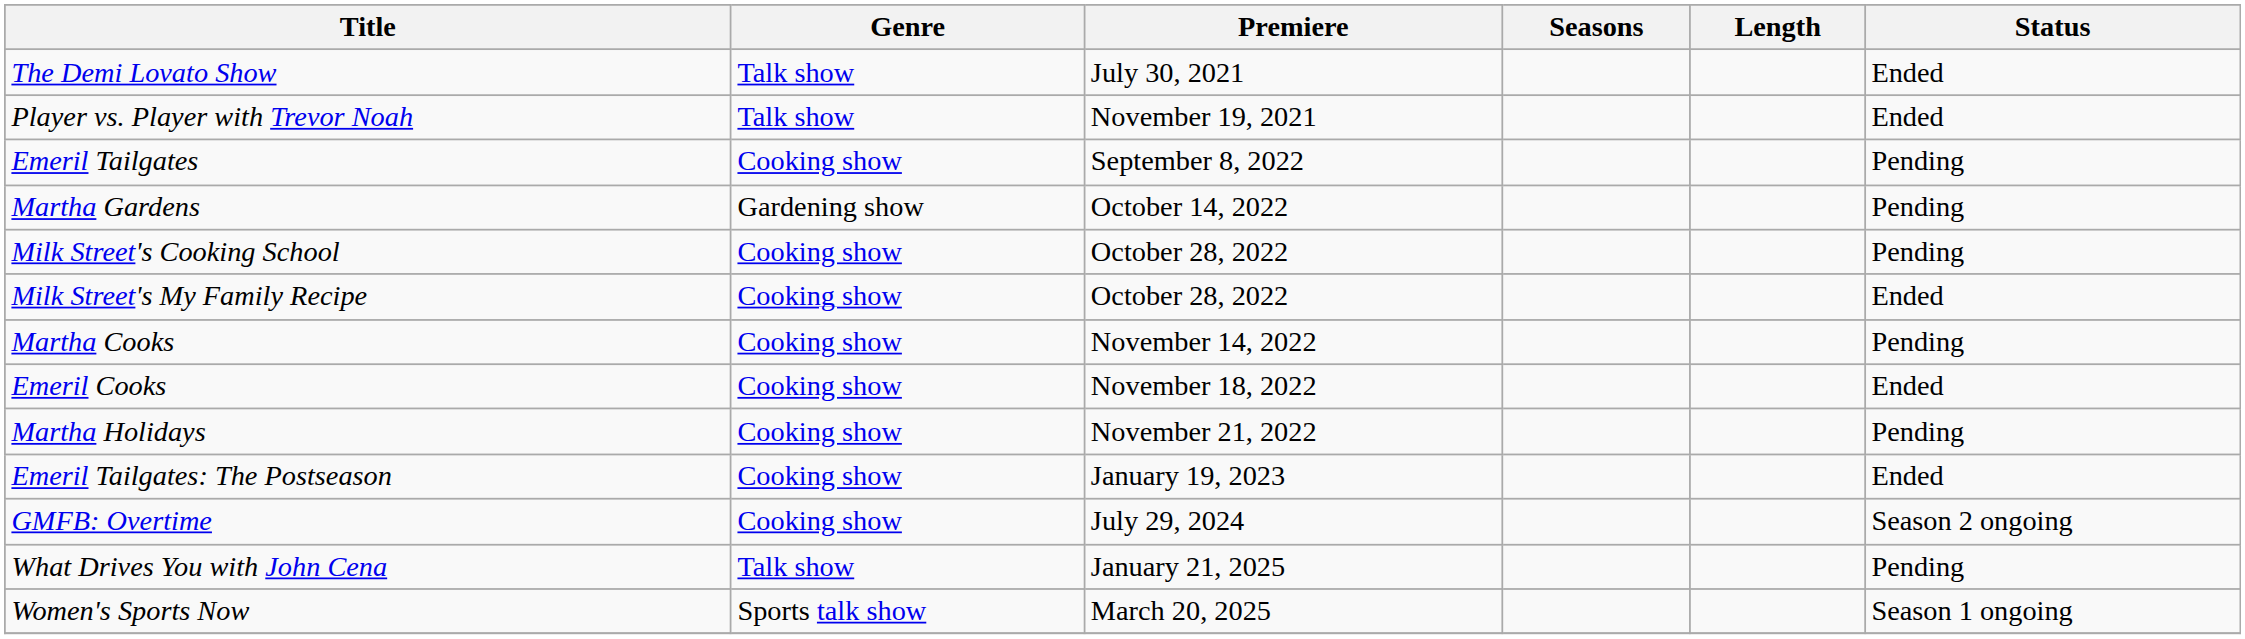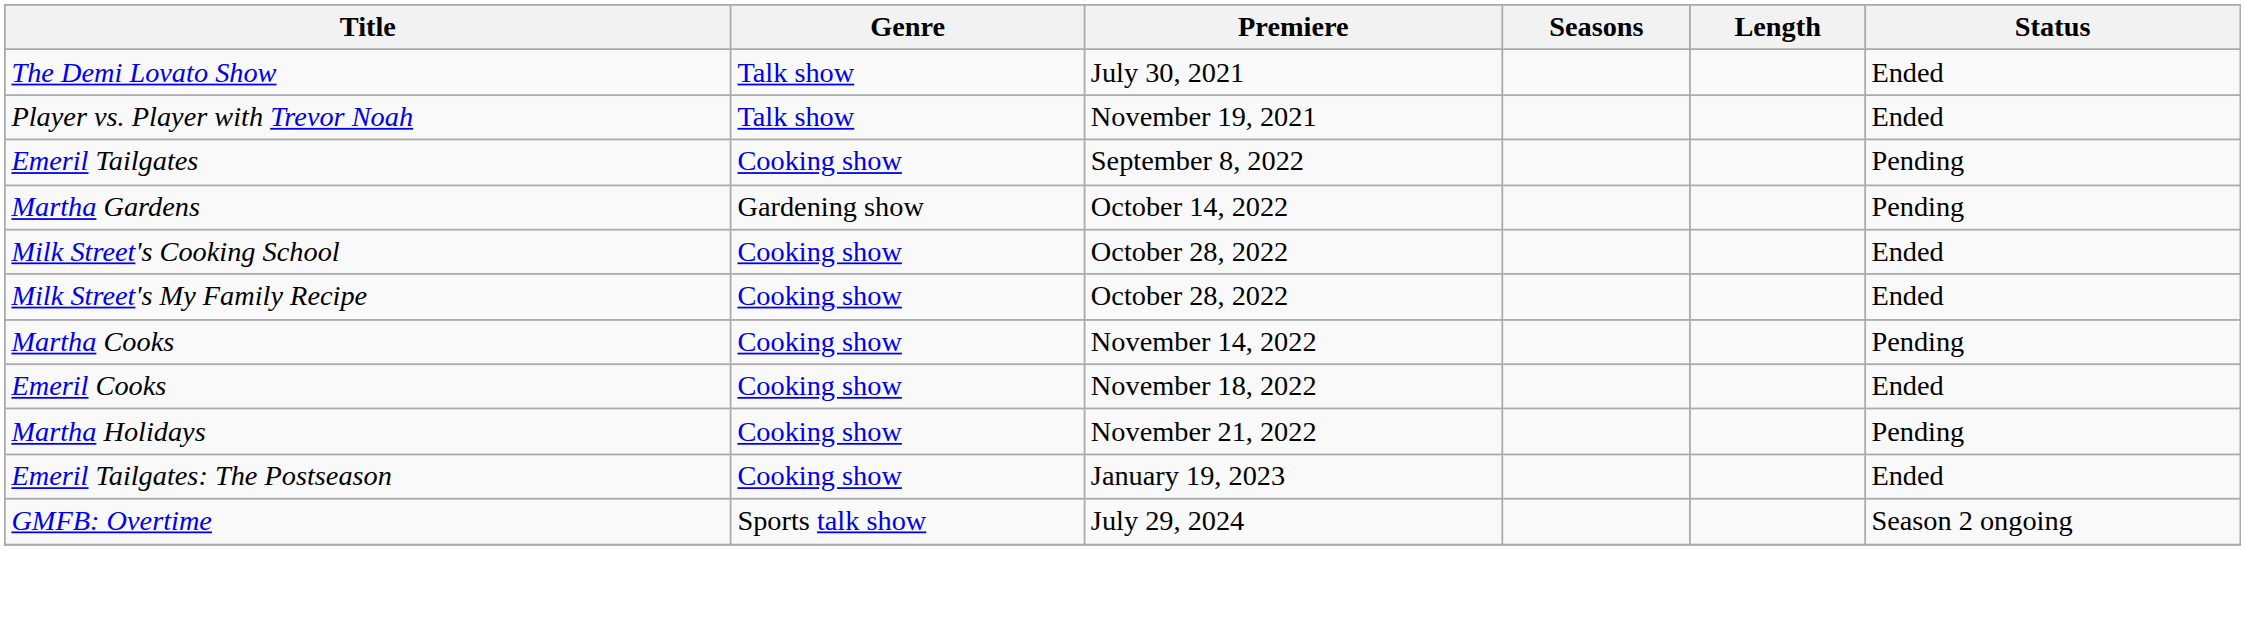(1918, 251) Pending -> (1908, 251) Ended
(820, 521) Cooking show -> (832, 521) Sports talk show
- row: (199, 565)
- row: (130, 610)
